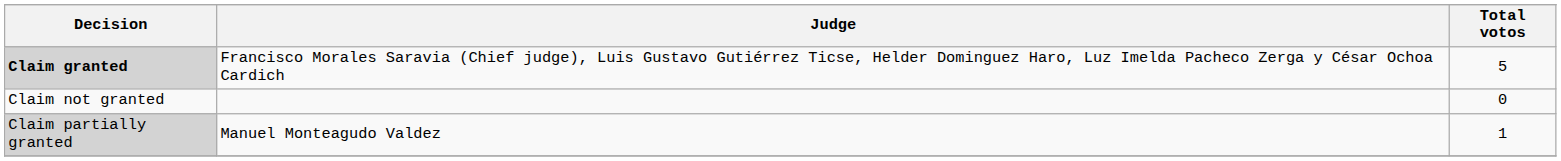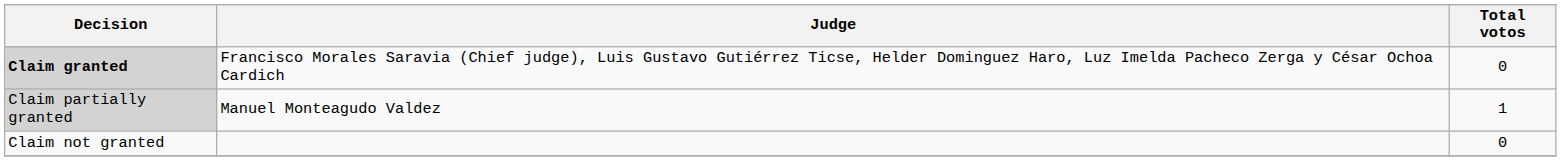(1503, 68) 5 -> (1503, 68) 0
rows swapped: (77, 135) <-> (86, 101)
